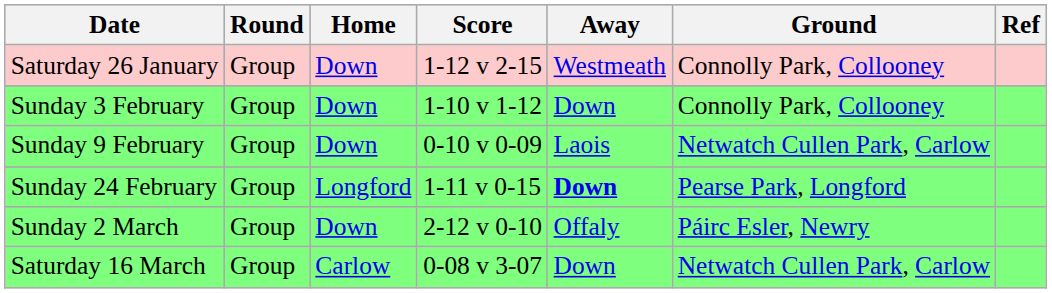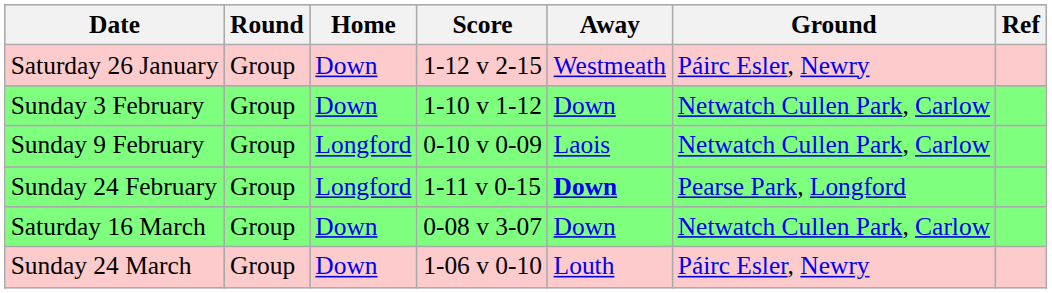(811, 65) Connolly Park, Collooney -> (774, 65) Páirc Esler, Newry
(811, 105) Connolly Park, Collooney -> (834, 105) Netwatch Cullen Park, Carlow
(346, 145) Down -> (363, 145) Longford
- row: (95, 226)
(353, 266) Carlow -> (346, 226) Down
+ row: (101, 266)
